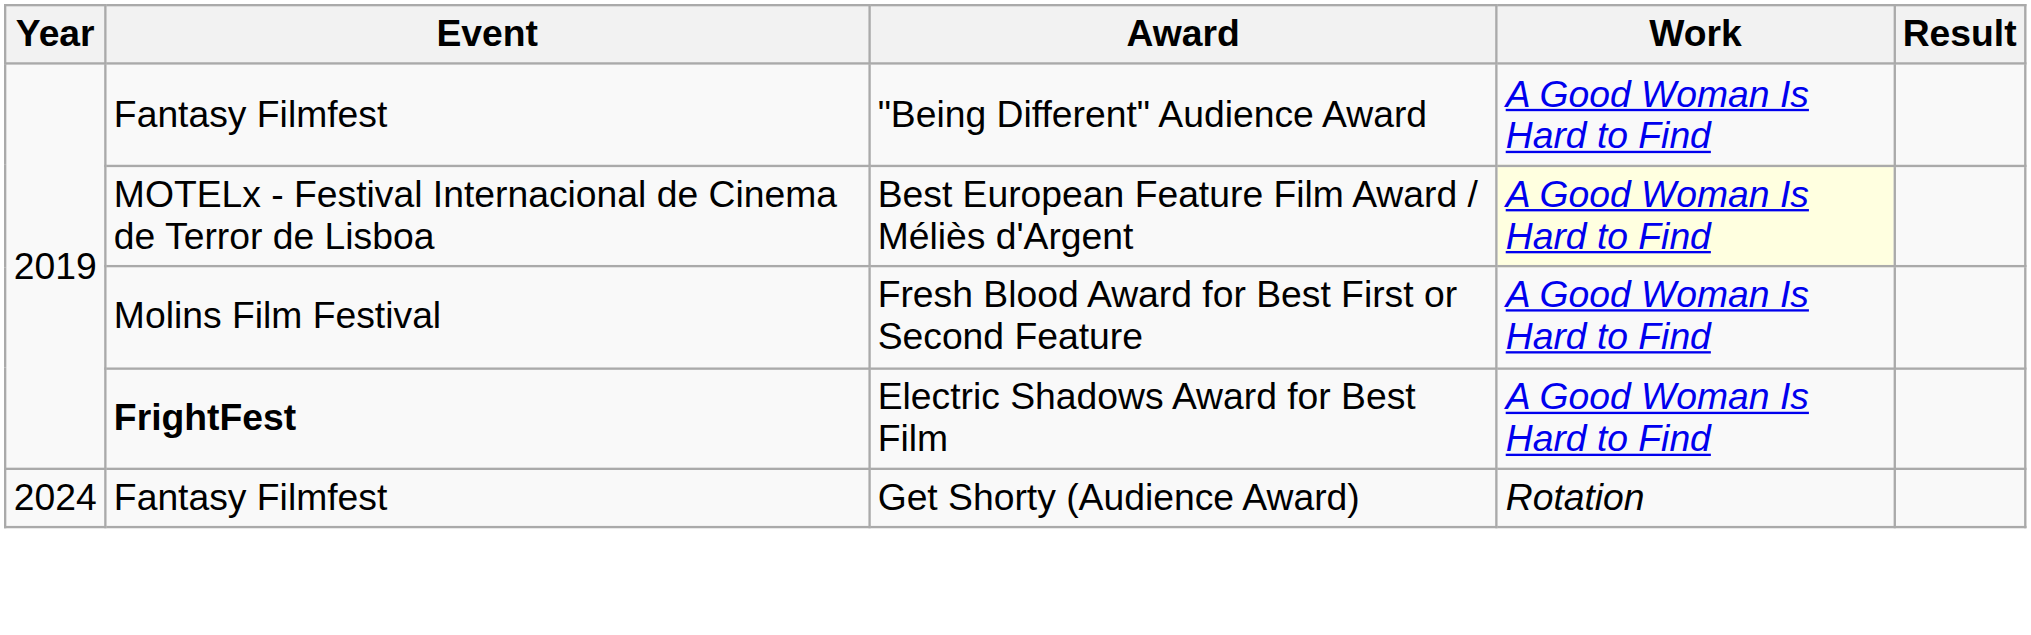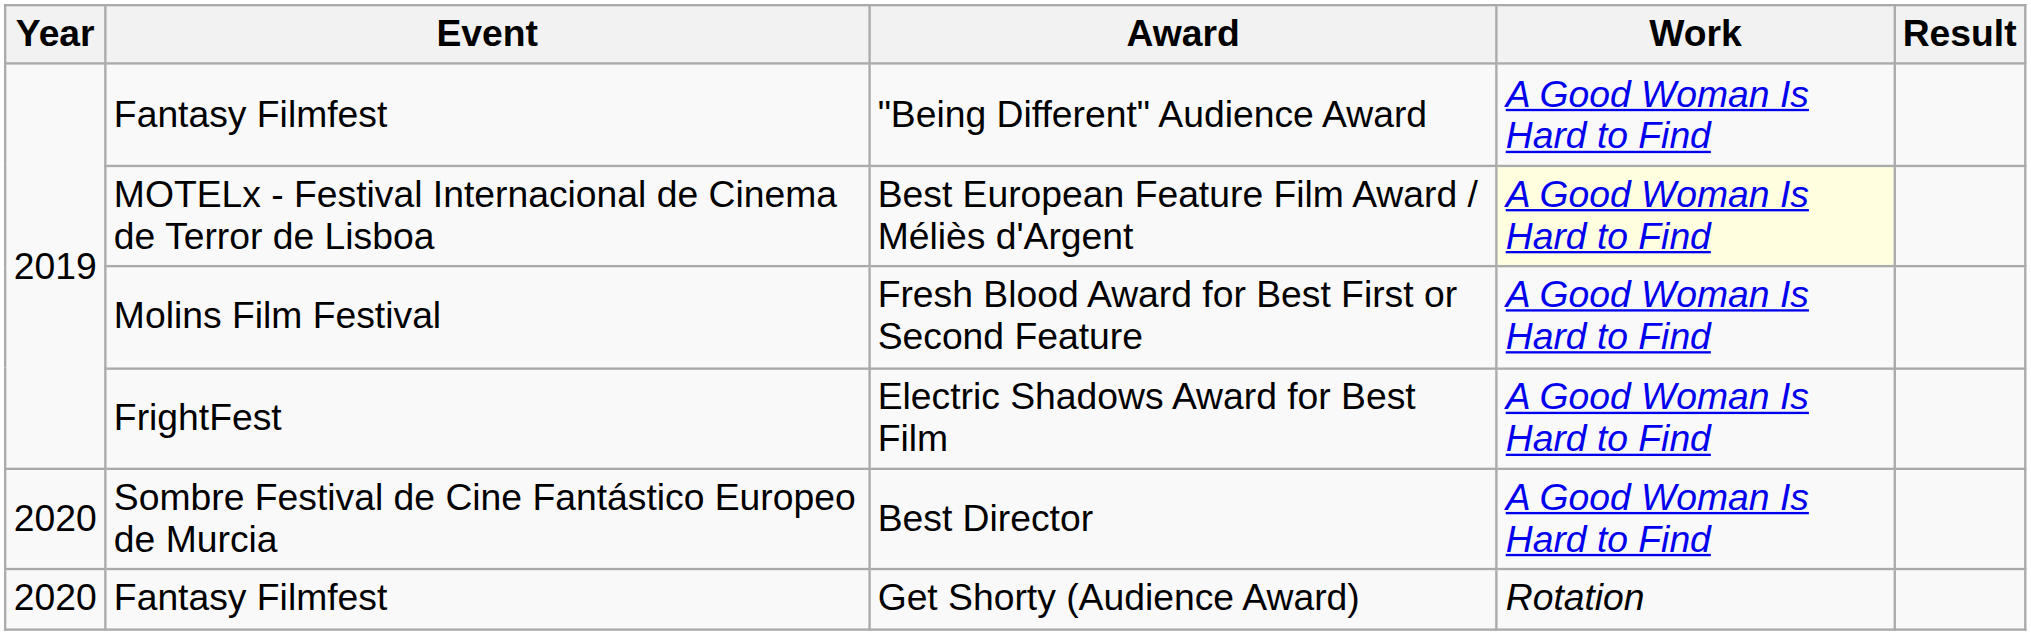(205, 417) bold -> (198, 417) normal
+ row: (985, 518)
(55, 497) 2024 -> (55, 598) 2020
